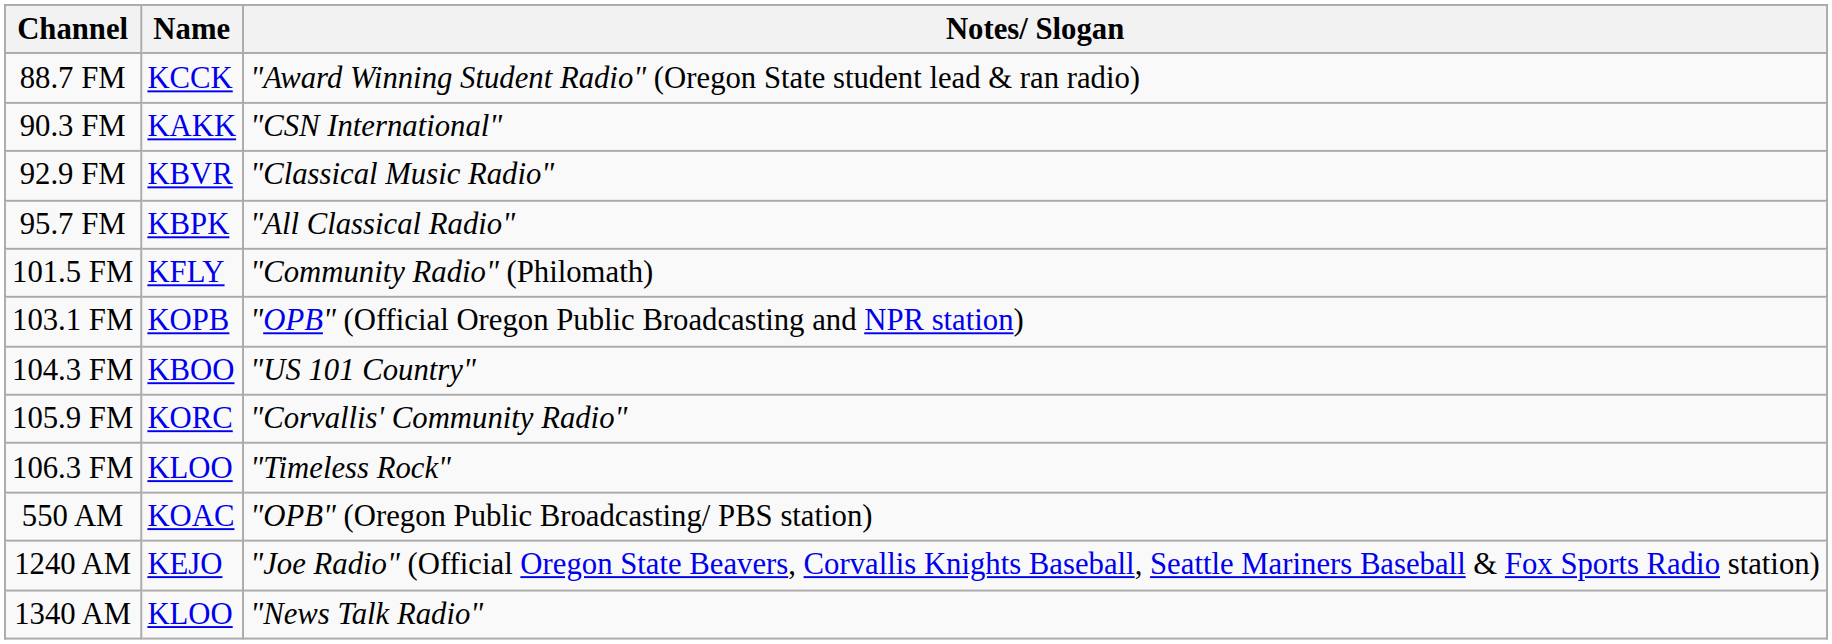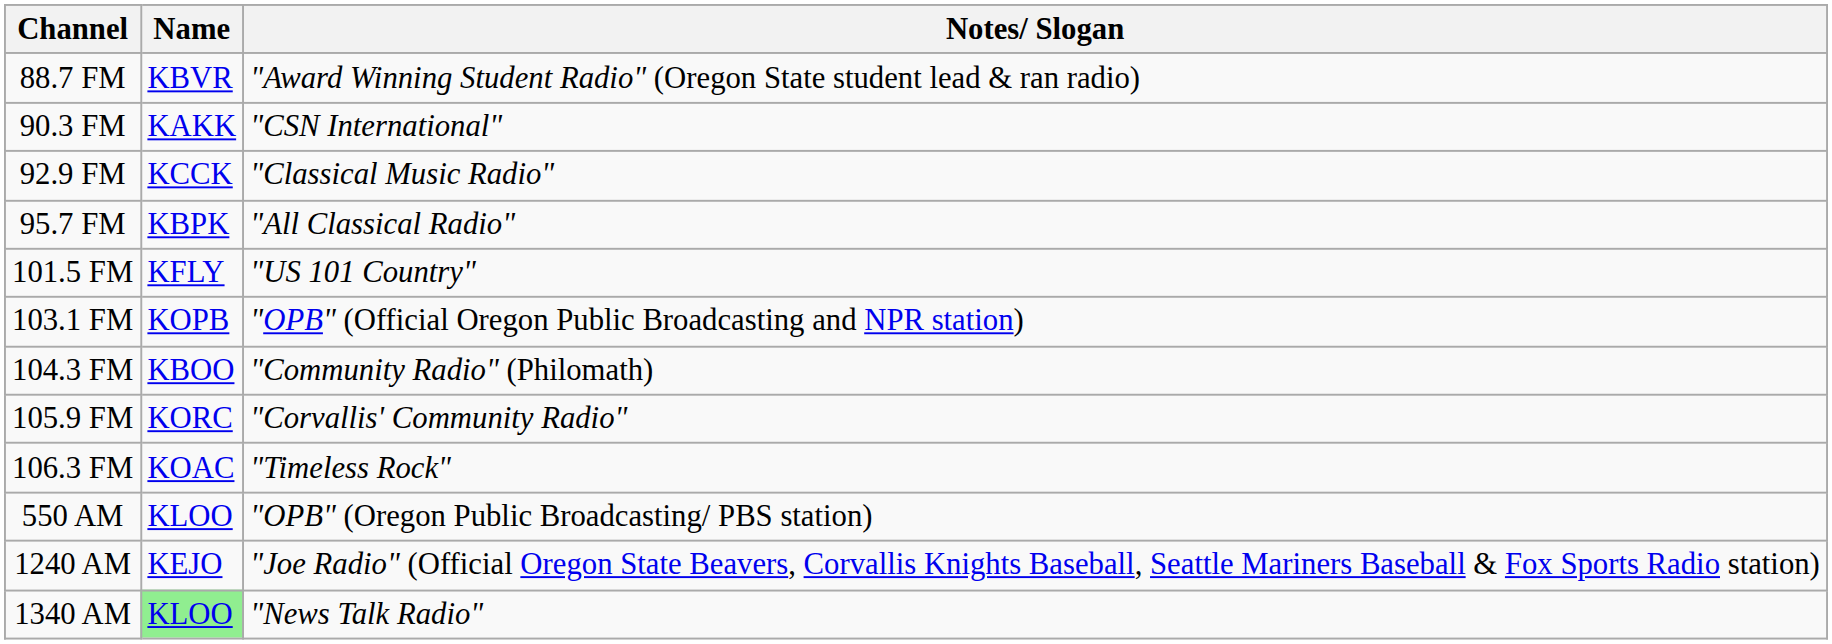(190, 77) KCCK -> (190, 77) KBVR
(190, 175) KBVR -> (190, 175) KCCK
(452, 272) "Community Radio" (Philomath) -> (363, 272) "US 101 Country"
(363, 369) "US 101 Country" -> (452, 369) "Community Radio" (Philomath)
(190, 467) KLOO -> (191, 467) KOAC
(191, 516) KOAC -> (190, 516) KLOO
(190, 613) no background -> (190, 613) lightgreen background
